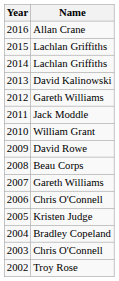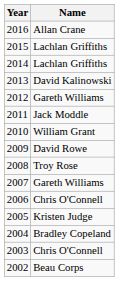(58, 166) Beau Corps -> (55, 166) Troy Rose
(55, 268) Troy Rose -> (58, 268) Beau Corps
